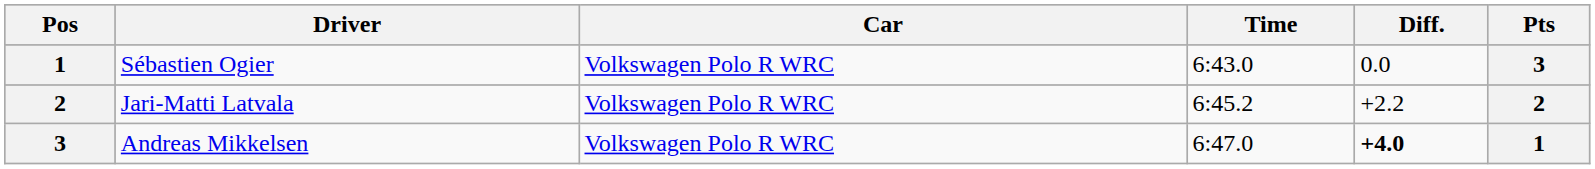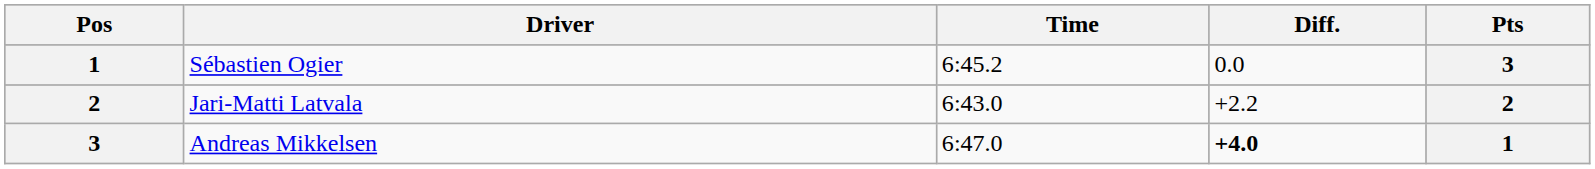- column: (883, 24)
(1223, 64) 6:43.0 -> (972, 64) 6:45.2
(1223, 104) 6:45.2 -> (972, 104) 6:43.0
